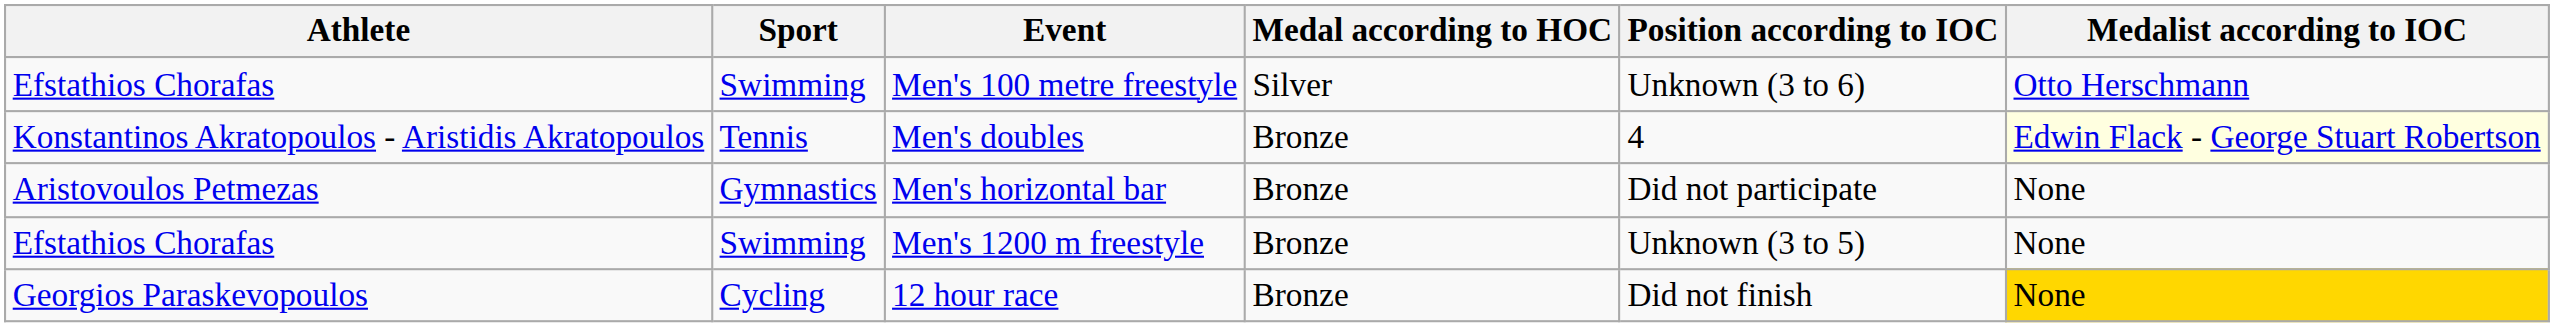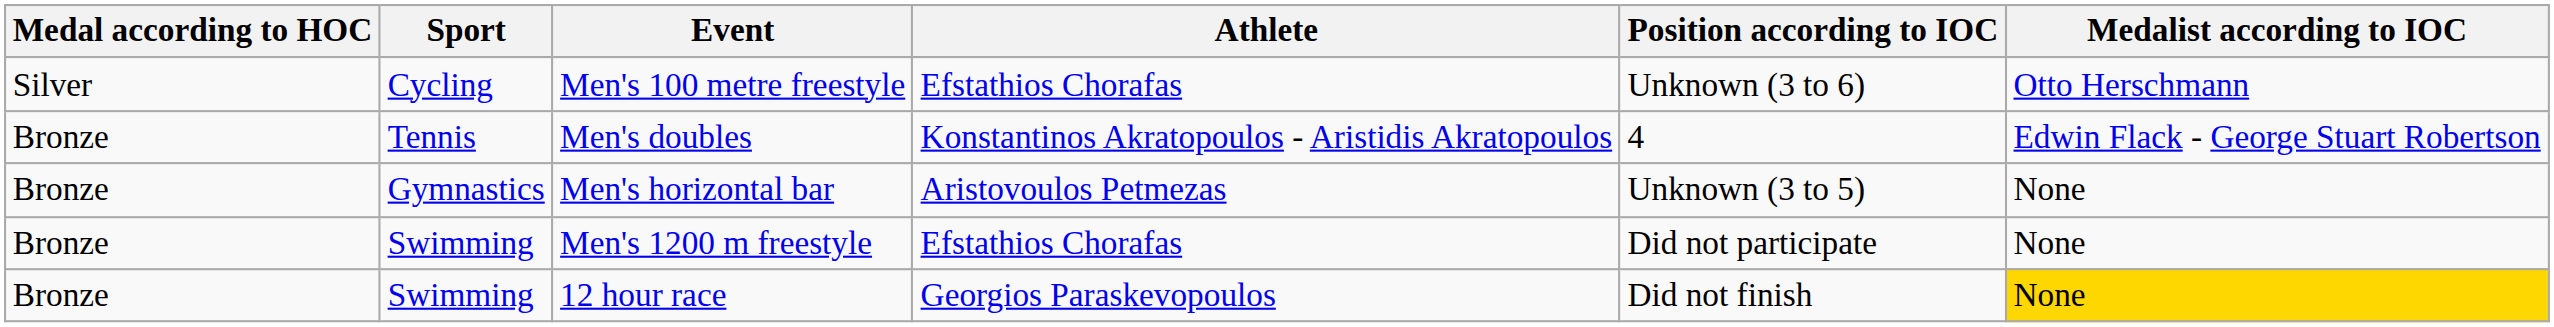columns swapped: (358, 30) <-> (1432, 30)
(793, 83) Swimming -> (440, 83) Cycling
(2277, 136) lightyellow background -> (2277, 136) no background
(1752, 189) Did not participate -> (1746, 189) Unknown (3 to 5)
(1746, 242) Unknown (3 to 5) -> (1752, 242) Did not participate
(772, 294) Cycling -> (461, 294) Swimming
